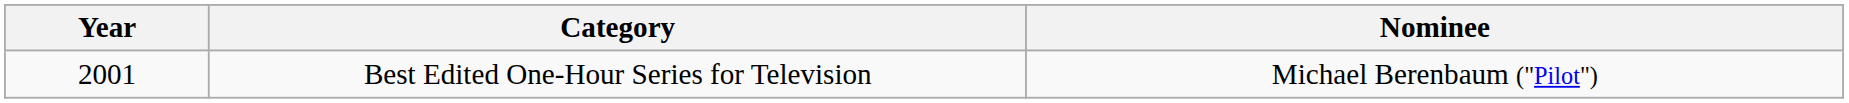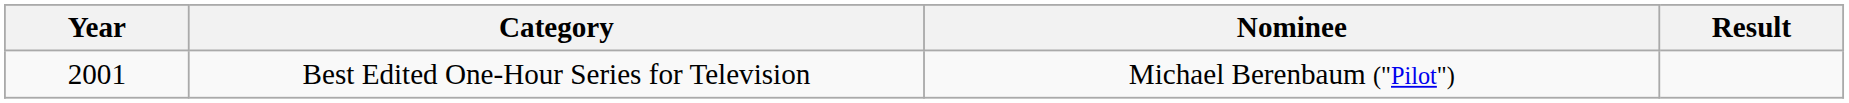+ column: (1751, 27)
